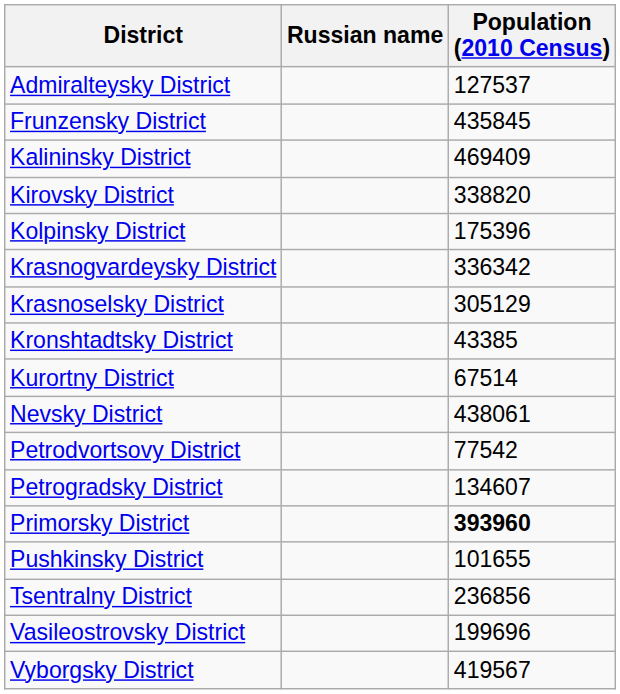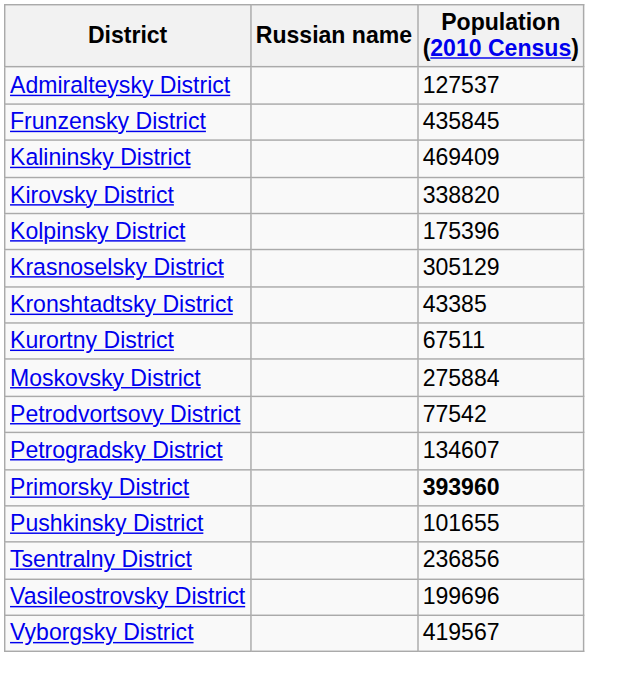- row: (143, 267)
(486, 377) 67514 -> (454, 341) 67511
+ row: (105, 377)
- row: (86, 414)
